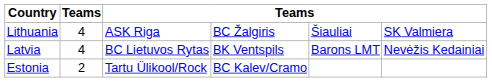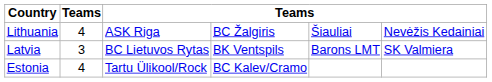(418, 31) SK Valmiera -> (434, 31) Nevėžis Kedainiai
(82, 49) 4 -> (82, 49) 3
(434, 49) Nevėžis Kedainiai -> (418, 49) SK Valmiera
(82, 68) 2 -> (82, 68) 4
